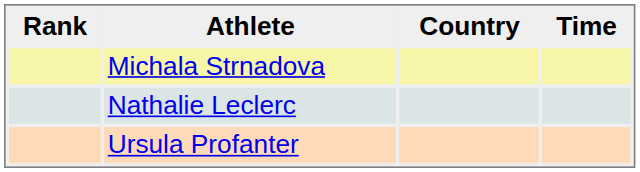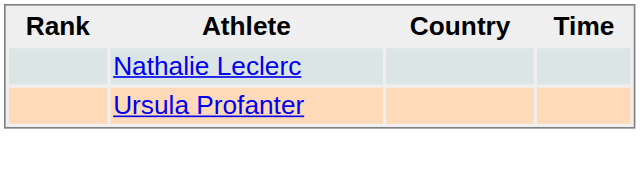- row: (216, 66)
